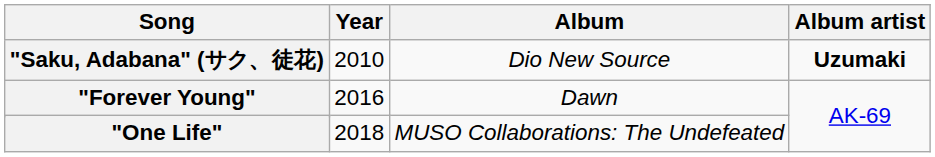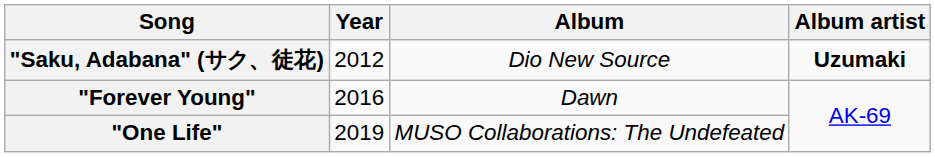(359, 59) 2010 -> (359, 59) 2012
(359, 133) 2018 -> (359, 133) 2019
